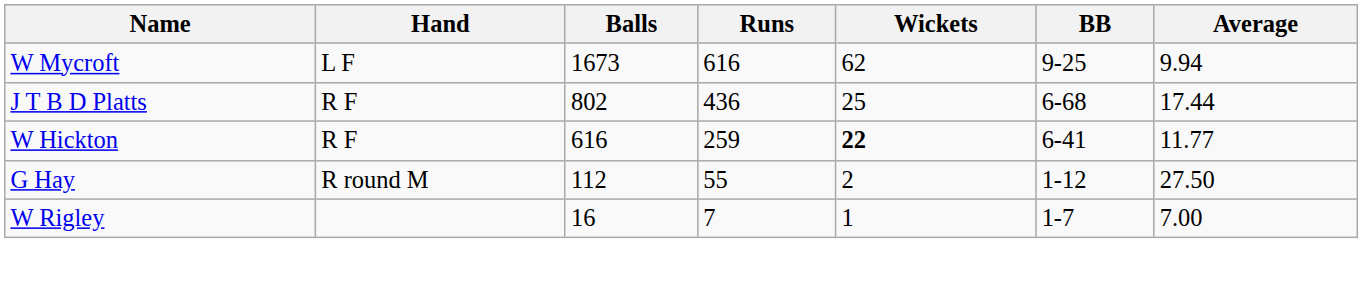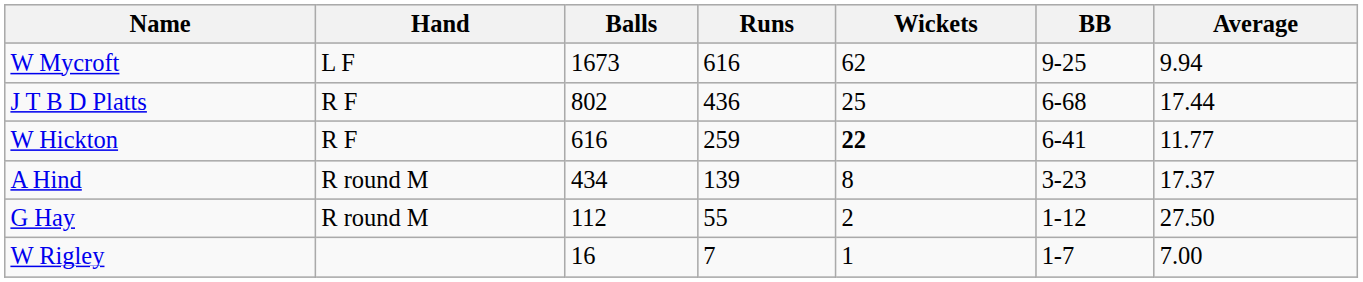+ row: (46, 179)
